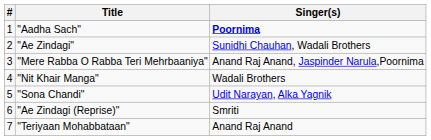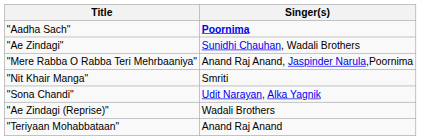- column: (10, 13)
(249, 78) Wadali Brothers -> (215, 78) Smriti
(226, 111) Smriti -> (238, 111) Wadali Brothers
